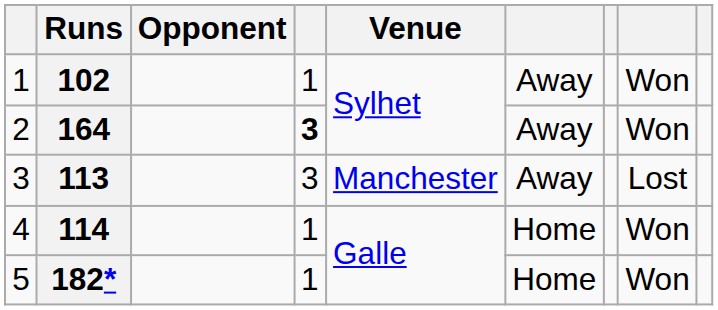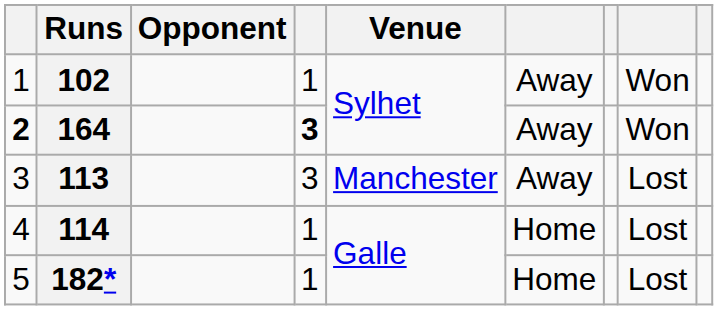(21, 129) normal -> (21, 129) bold
(658, 229) Won -> (658, 229) Lost
(658, 279) Won -> (658, 279) Lost
